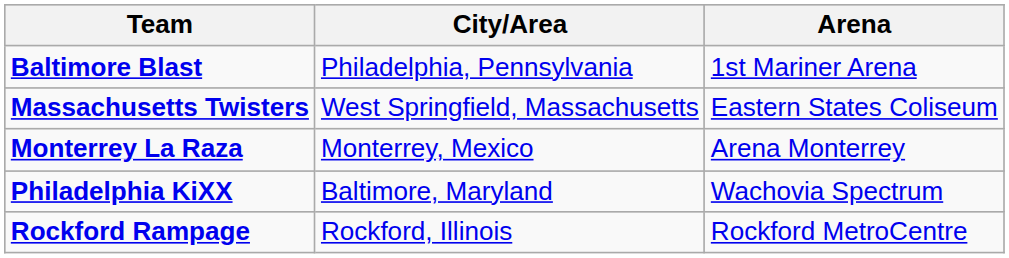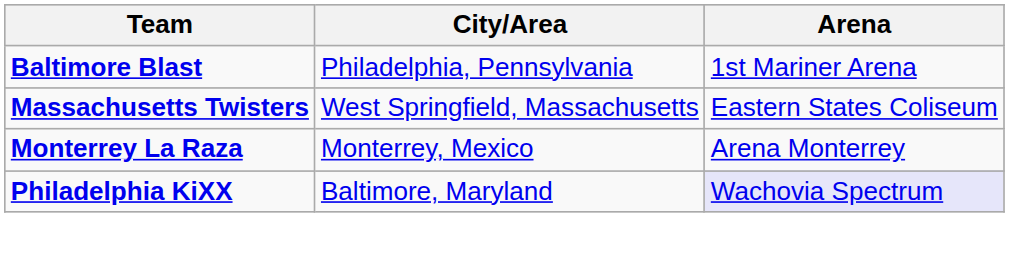(827, 190) no background -> (827, 190) lavender background
- row: (130, 231)
